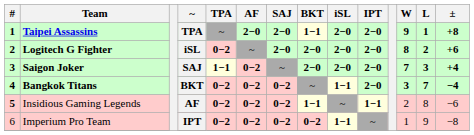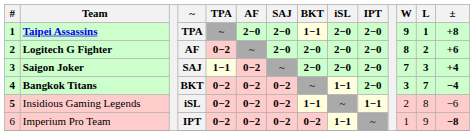(192, 49) iSL -> (192, 49) AF
(192, 103) AF -> (192, 103) iSL
(452, 121) normal -> (453, 121) bold
